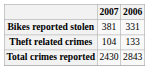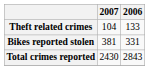rows swapped: (51, 42) <-> (51, 27)
